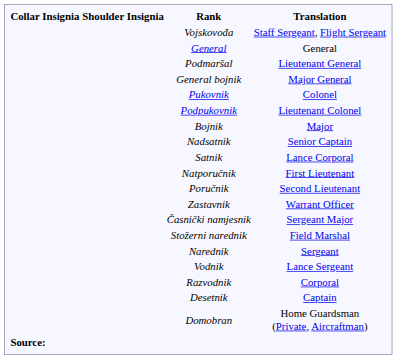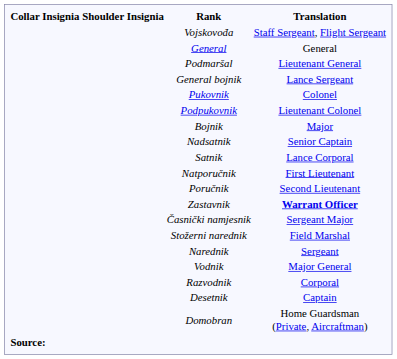(320, 79) Major General -> (320, 79) Lance Sergeant
(320, 204) normal -> (320, 204) bold
(320, 266) Lance Sergeant -> (320, 266) Major General
